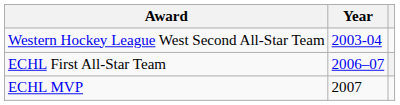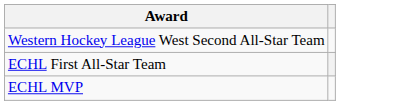- column: (358, 16)
